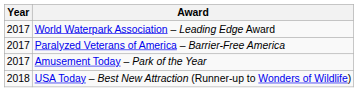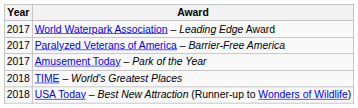+ row: (108, 78)
